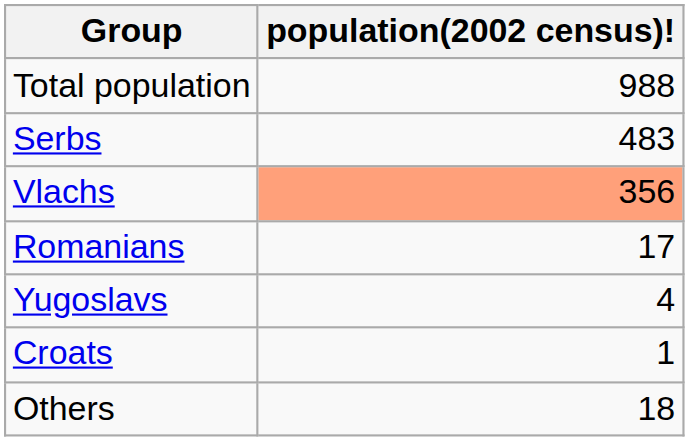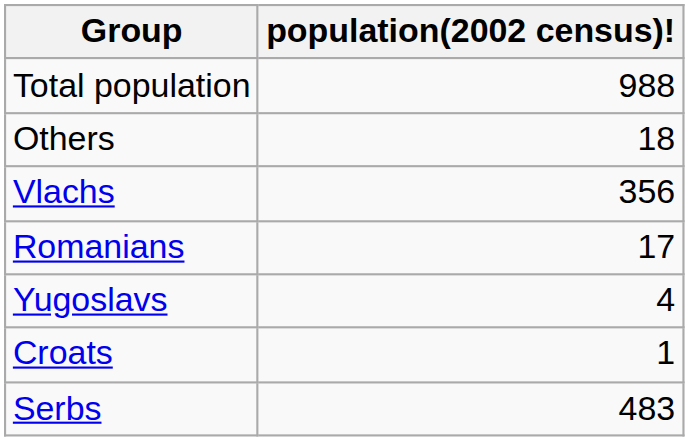rows swapped: (57, 138) <-> (64, 407)
(647, 192) lightsalmon background -> (647, 192) no background
